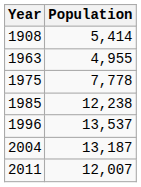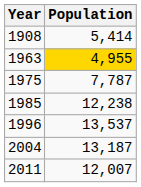(111, 59) no background -> (111, 59) gold background
(111, 81) 7,778 -> (111, 81) 7,787
